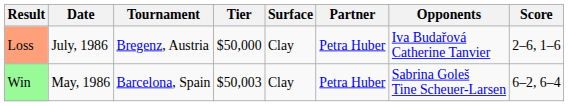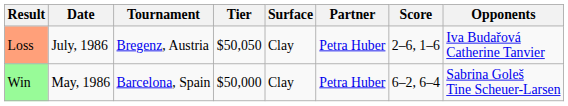columns swapped: (449, 15) <-> (536, 15)
(239, 44) $50,000 -> (239, 44) $50,050
(239, 82) $50,003 -> (239, 82) $50,000
